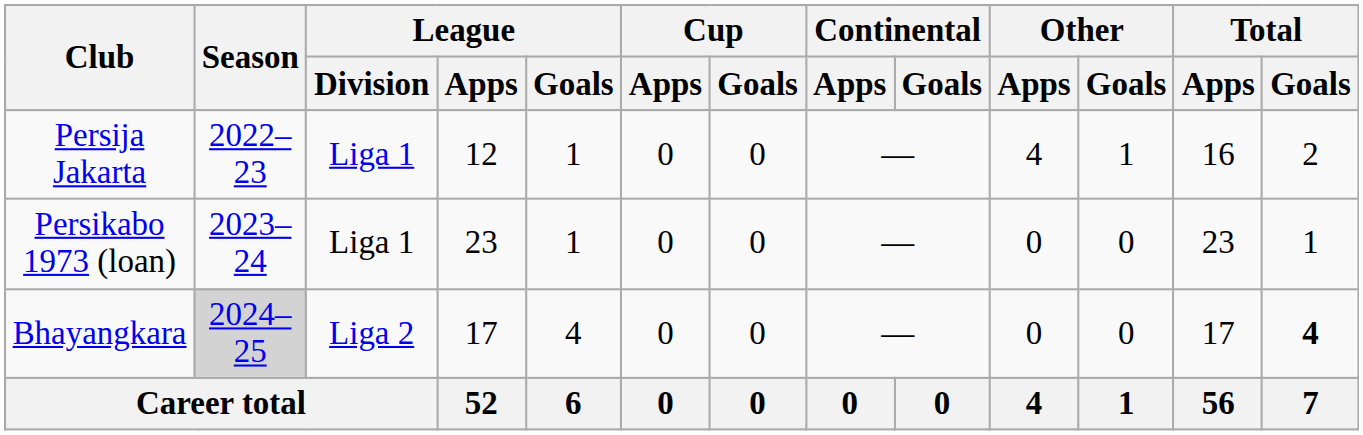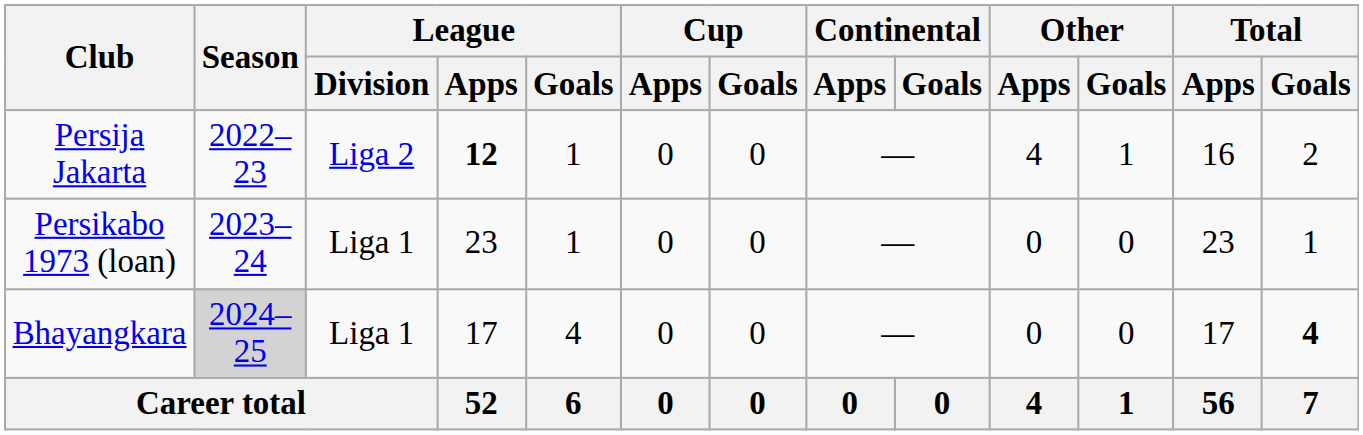(372, 153) Liga 1 -> (372, 153) Liga 2
(481, 153) normal -> (481, 153) bold
(372, 332) Liga 2 -> (372, 332) Liga 1
